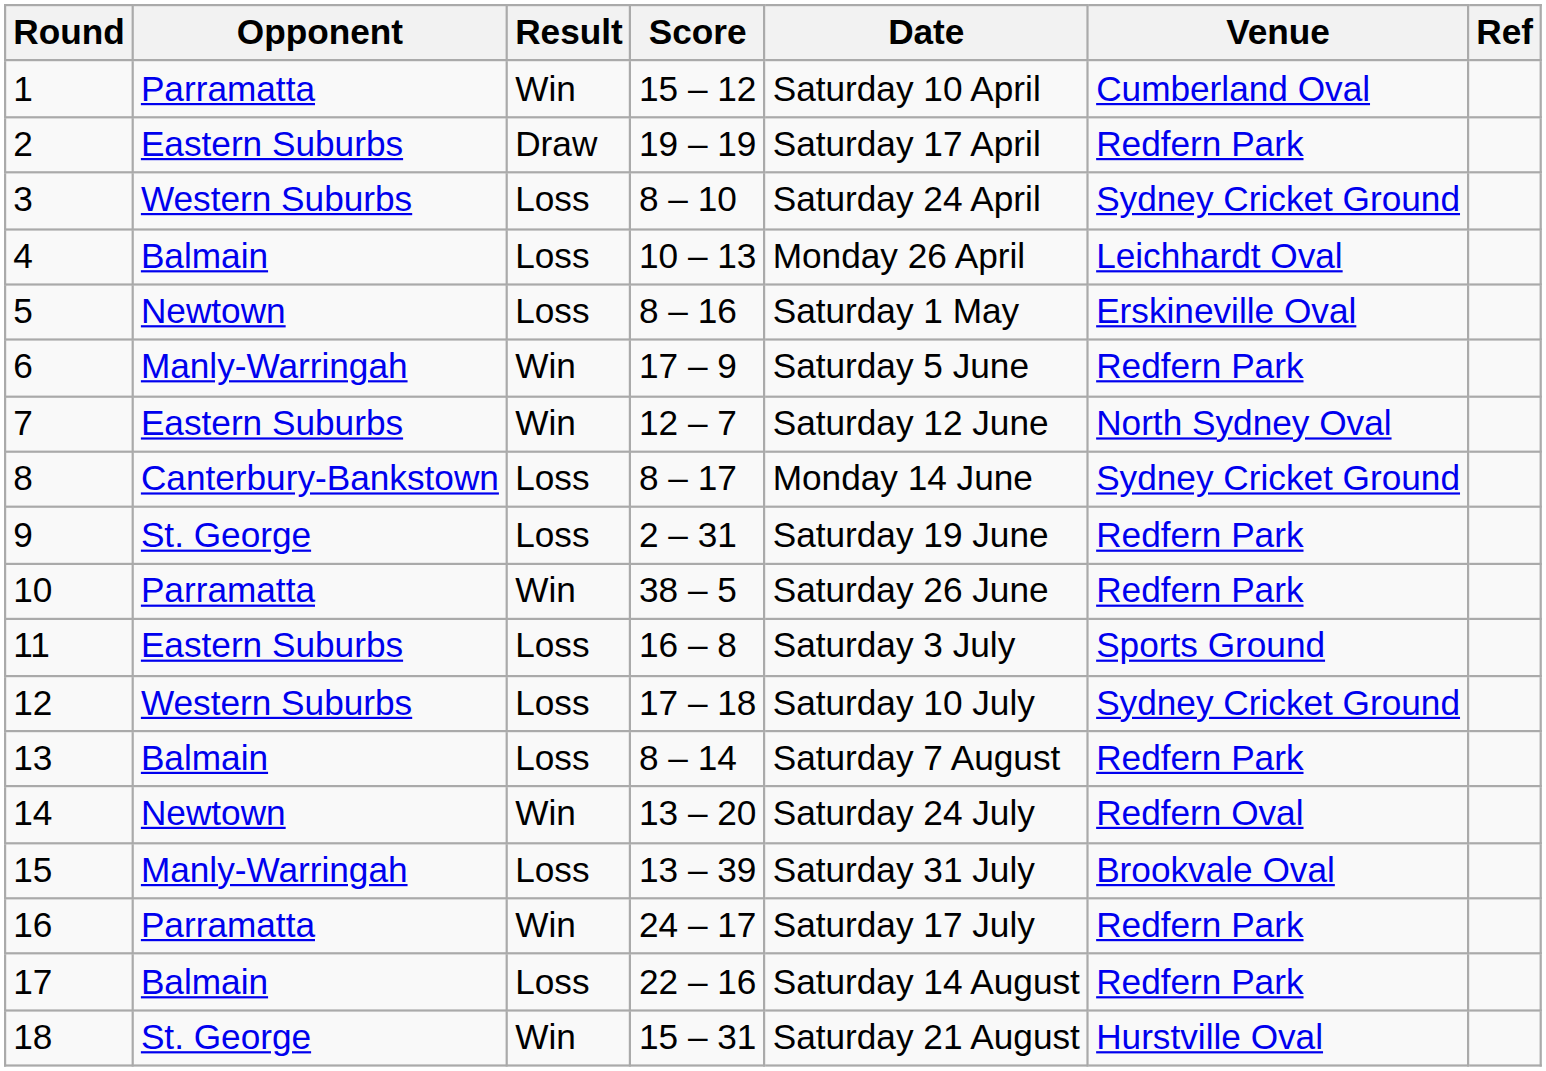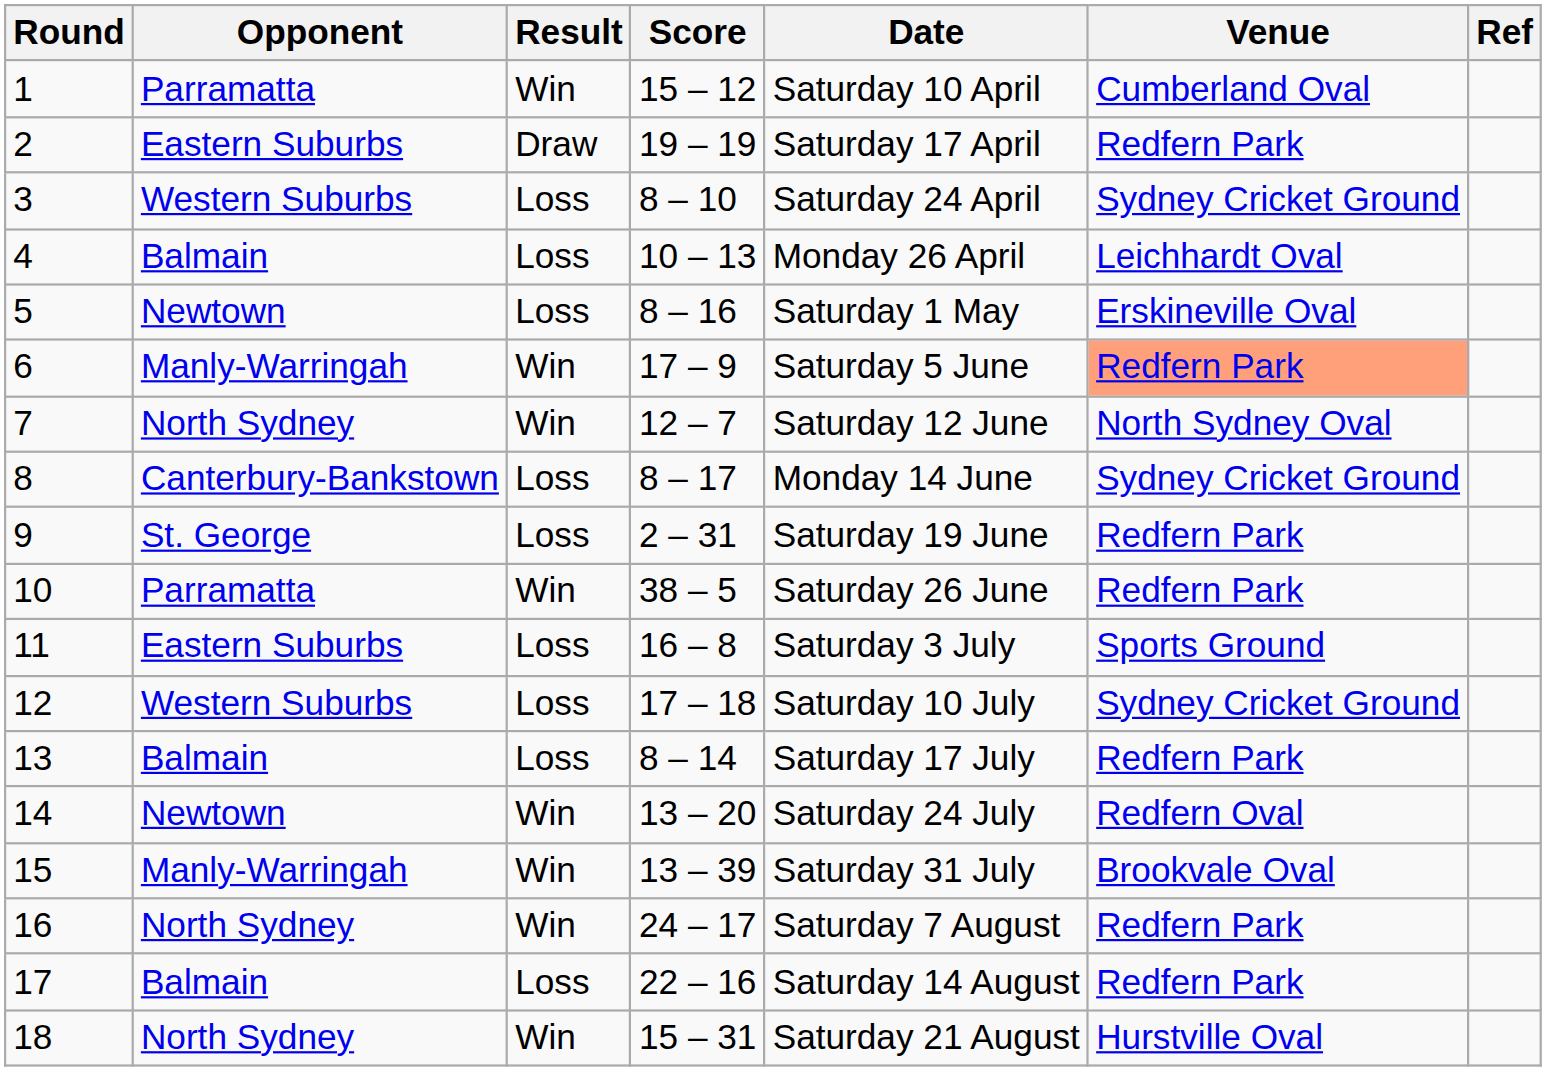(1200, 367) no background -> (1200, 367) lightsalmon background
(272, 423) Eastern Suburbs -> (248, 423) North Sydney
(917, 758) Saturday 7 August -> (904, 758) Saturday 17 July
(552, 869) Loss -> (545, 869) Win
(228, 925) Parramatta -> (248, 925) North Sydney
(904, 925) Saturday 17 July -> (917, 925) Saturday 7 August
(226, 1037) St. George -> (248, 1037) North Sydney
